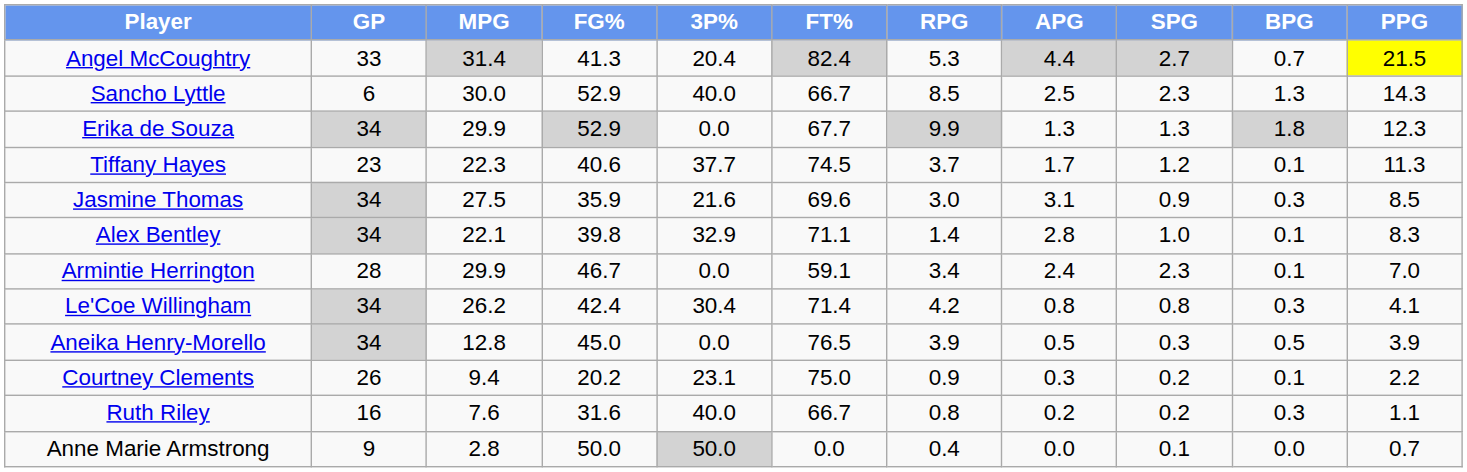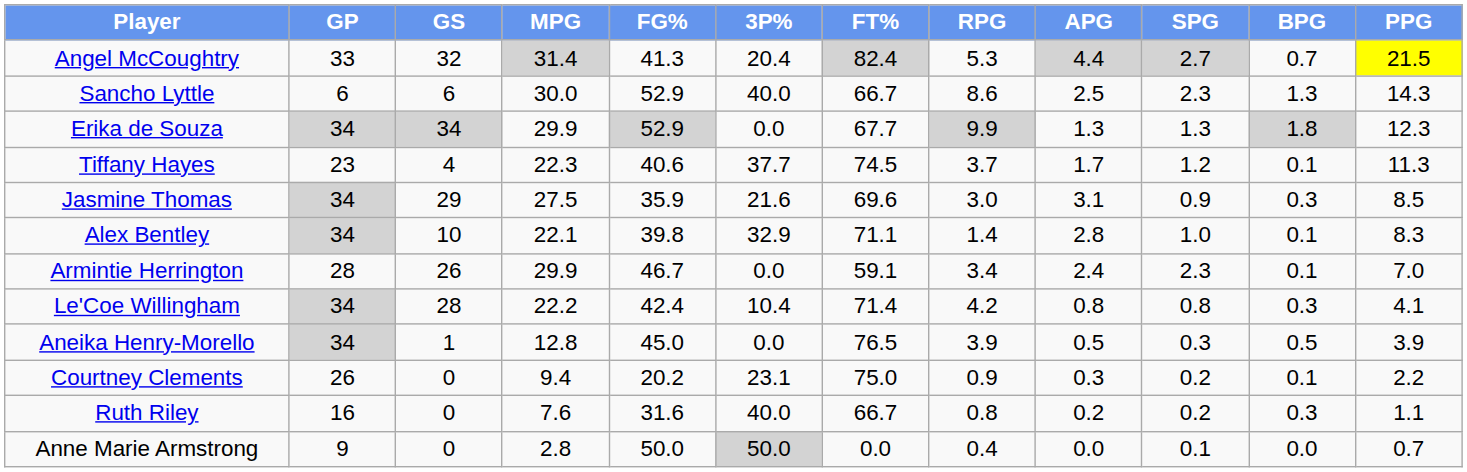+ column: (449, 22)
(944, 93) 8.5 -> (982, 93) 8.6
(484, 306) 26.2 -> (556, 306) 22.2
(714, 306) 30.4 -> (769, 306) 10.4
